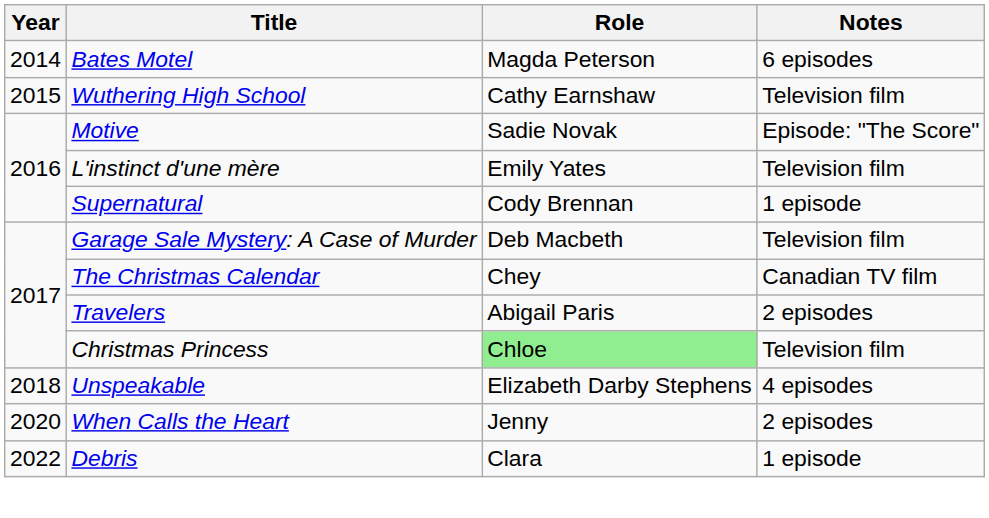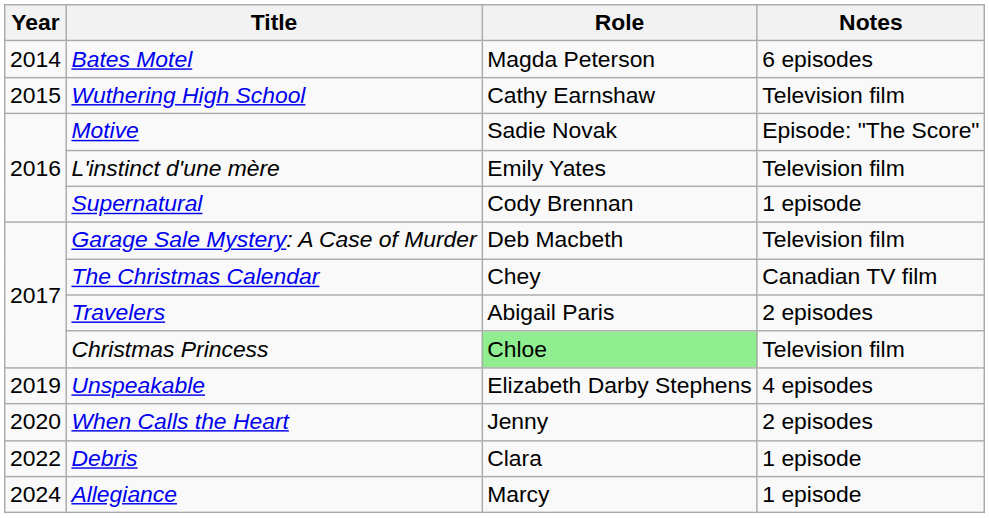(35, 385) 2018 -> (35, 385) 2019
+ row: (124, 494)
